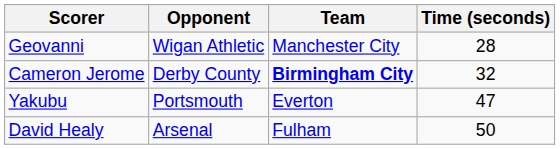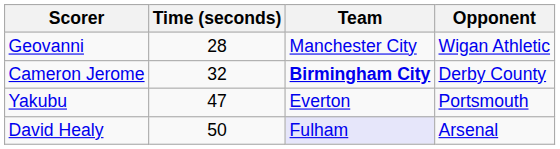columns swapped: (486, 18) <-> (208, 18)
(302, 130) no background -> (319, 130) lavender background
